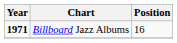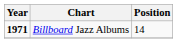(139, 29) 16 -> (139, 29) 14
